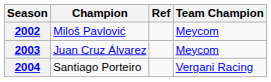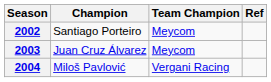columns swapped: (220, 13) <-> (161, 13)
(89, 31) Miloš Pavlović -> (97, 31) Santiago Porteiro
(97, 67) Santiago Porteiro -> (89, 67) Miloš Pavlović
